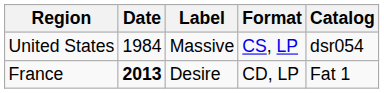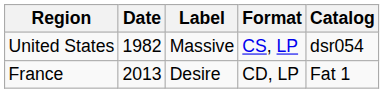(142, 46) 1984 -> (142, 46) 1982
(142, 74) bold -> (142, 74) normal
